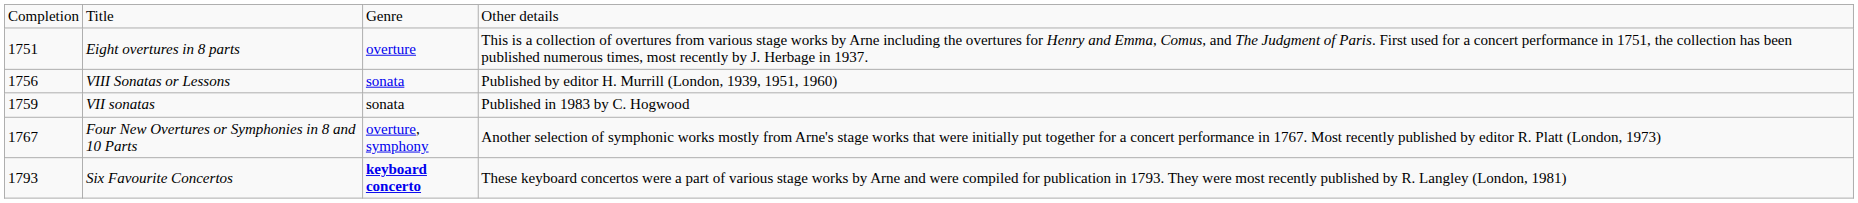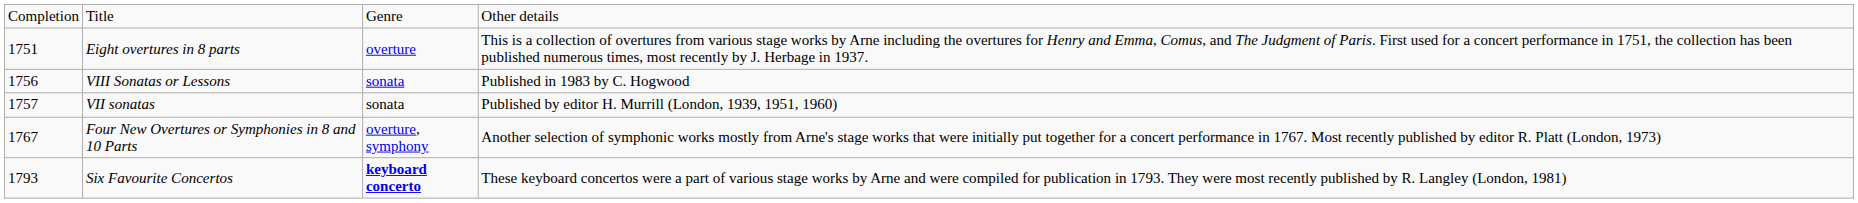(659, 81) Published by editor H. Murrill (London, 1939, 1951, 1960) -> (585, 81) Published in 1983 by C. Hogwood
(23, 104) 1759 -> (23, 104) 1757
(585, 104) Published in 1983 by C. Hogwood -> (659, 104) Published by editor H. Murrill (London, 1939, 1951, 1960)
